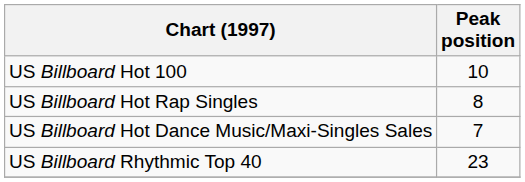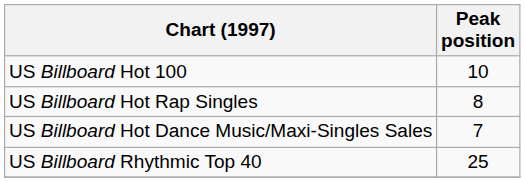(478, 161) 23 -> (478, 161) 25
